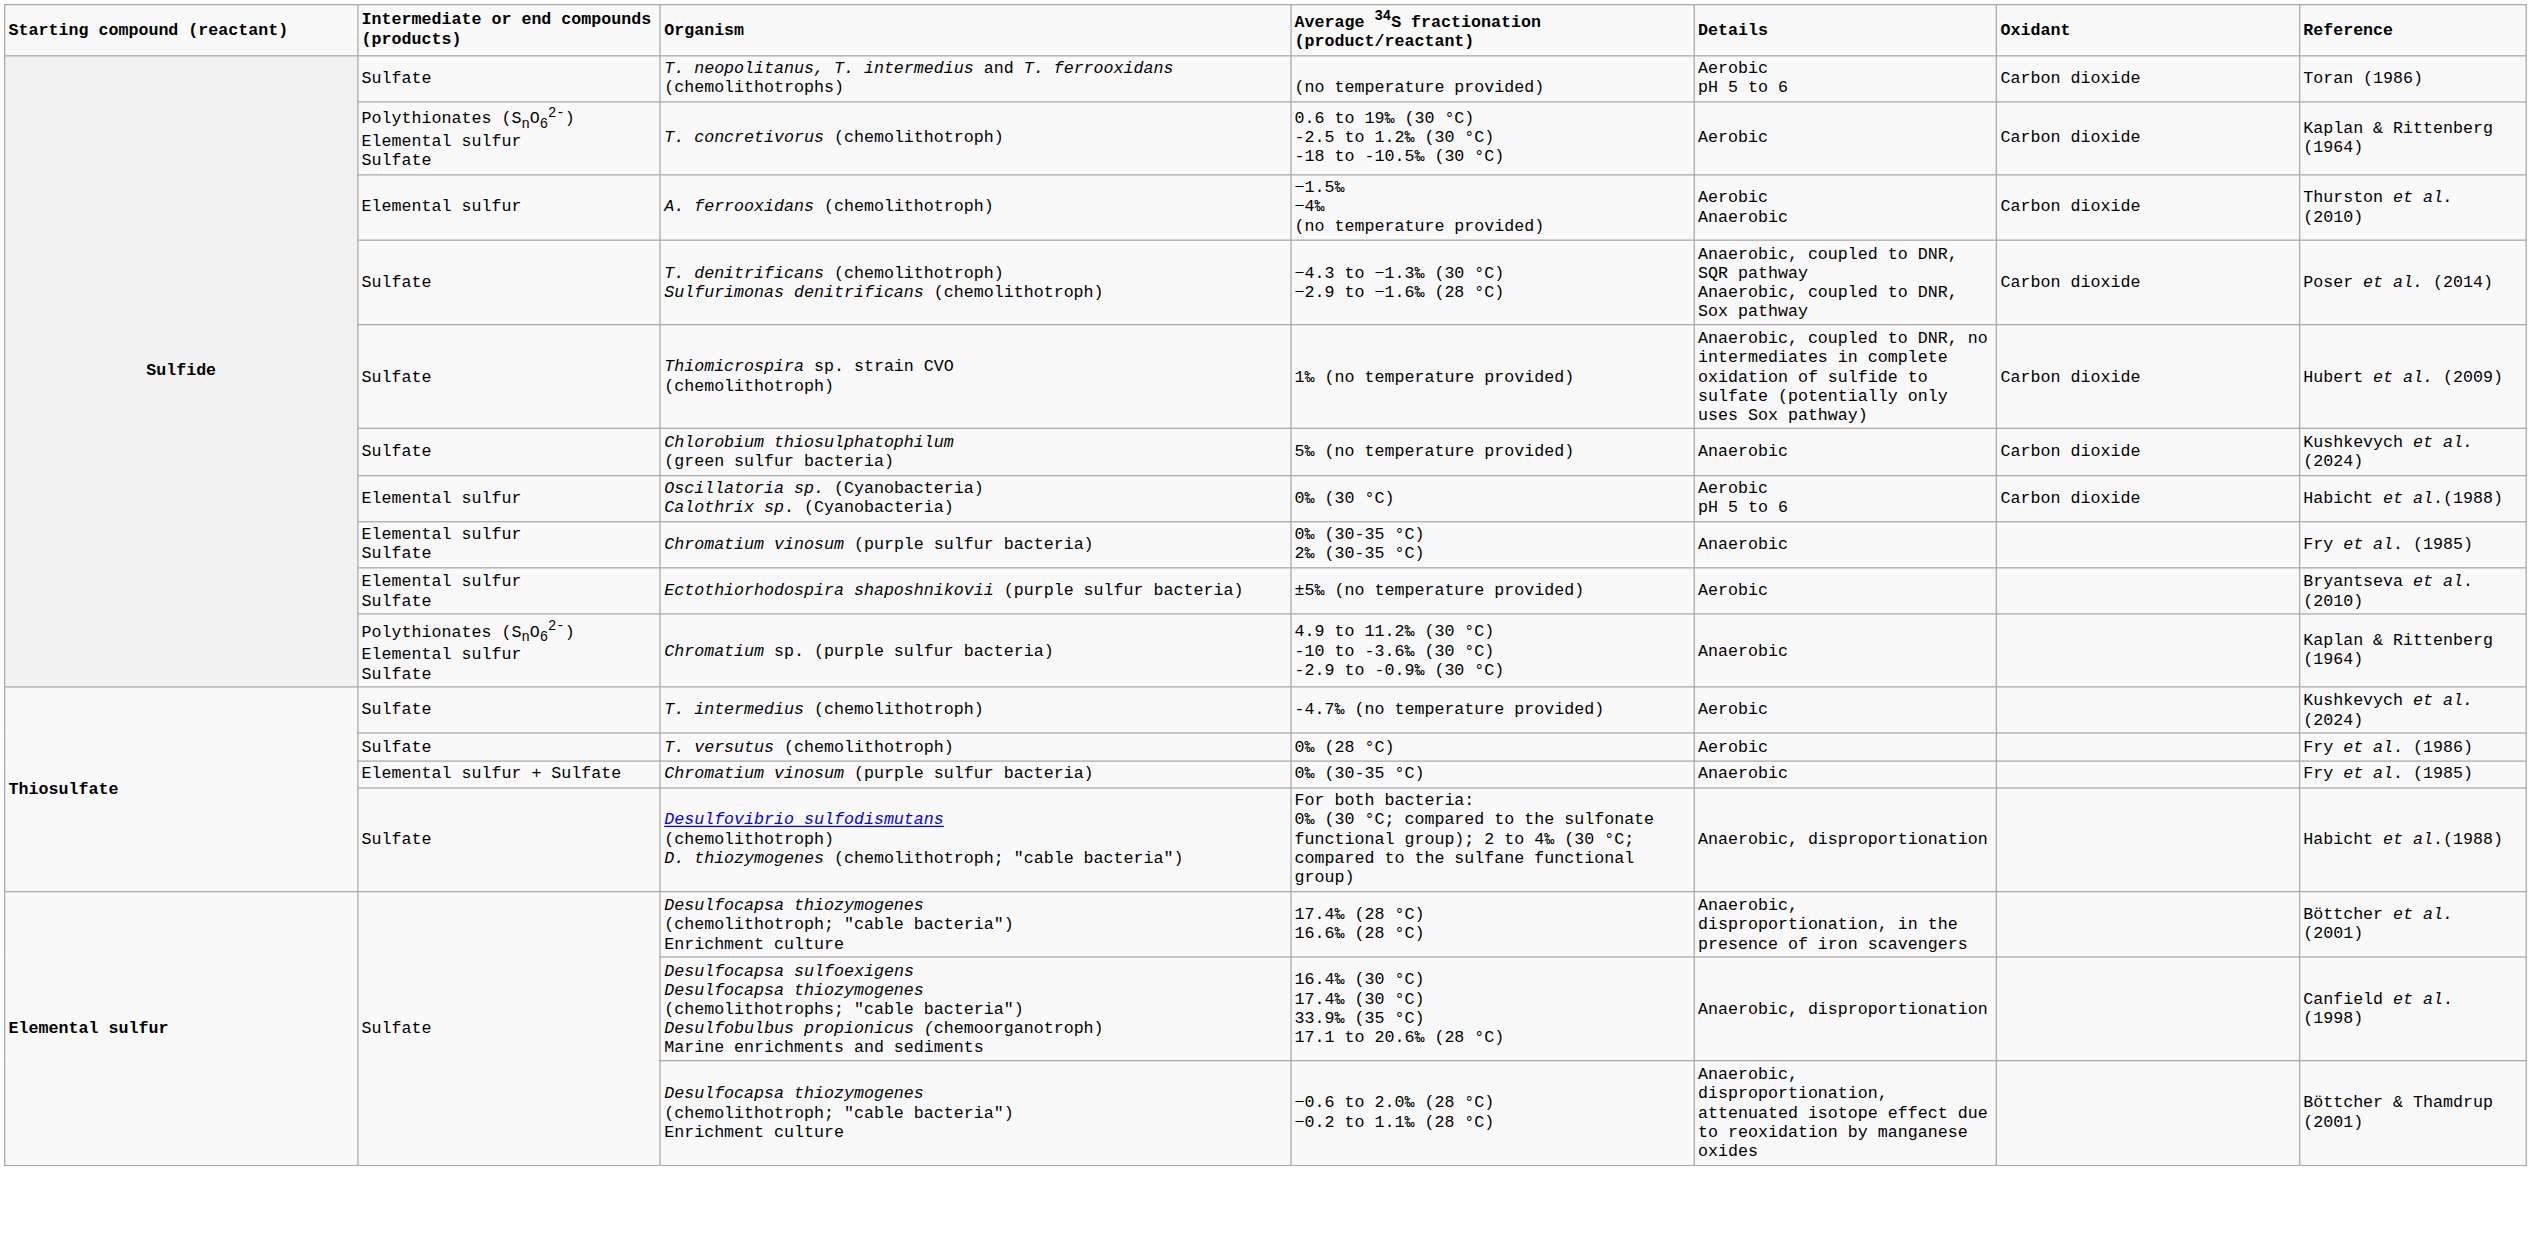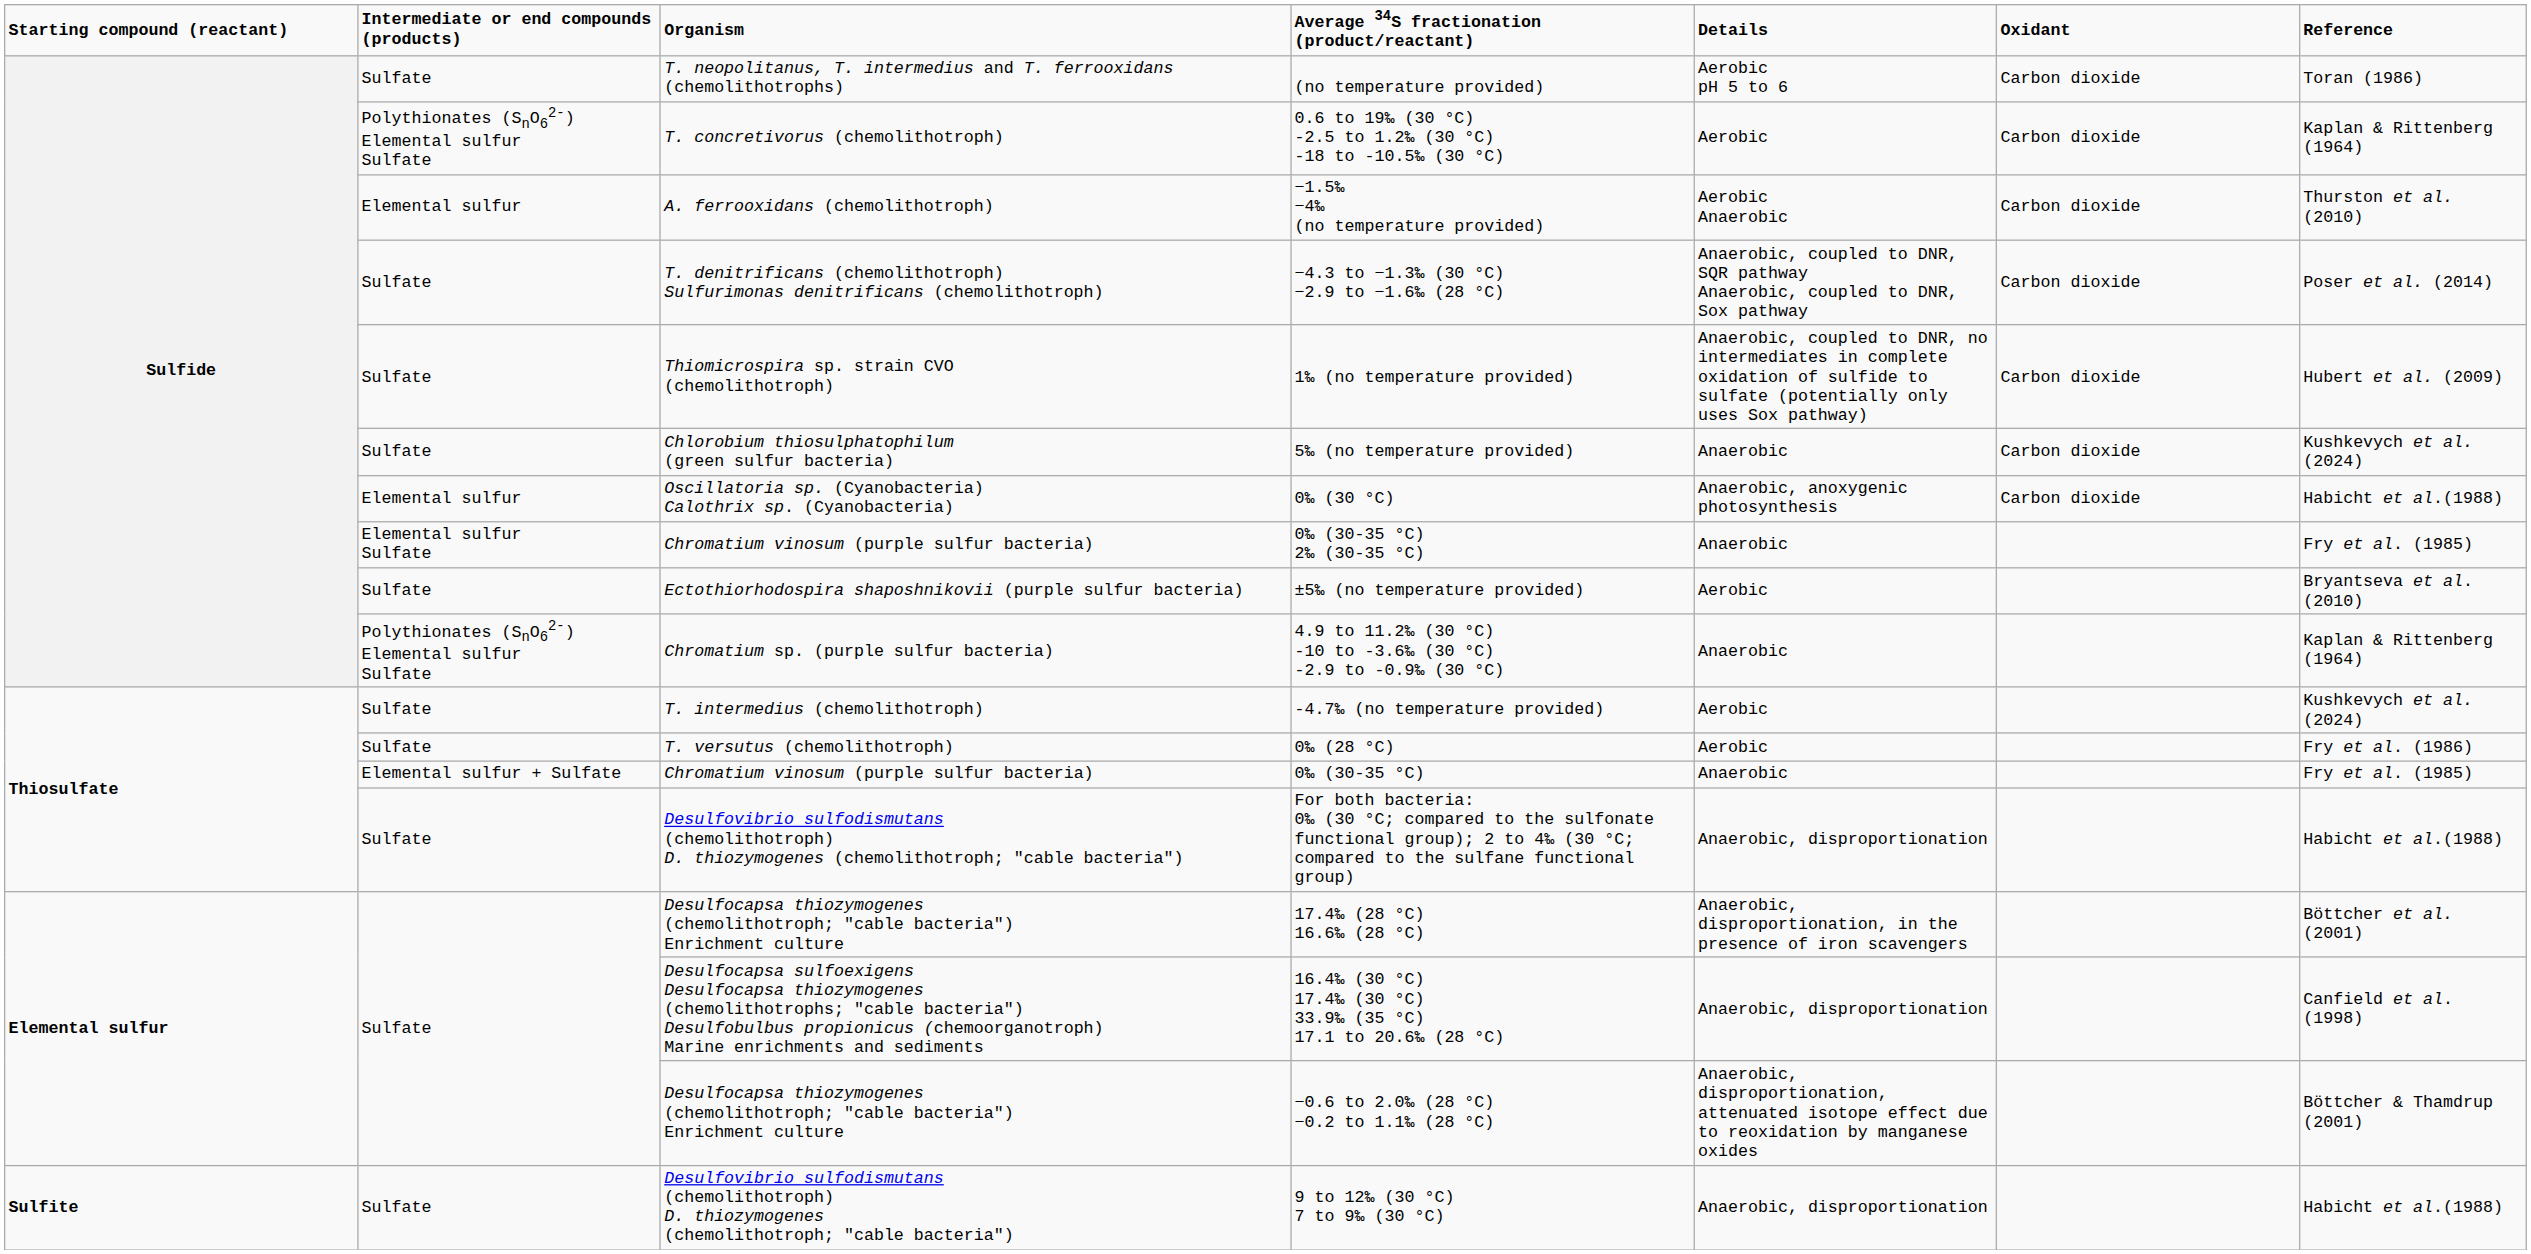(1743, 498) Aerobic pH 5 to 6 -> (1803, 498) Anaerobic, anoxygenic photosynthesis
(442, 591) Elemental sulfur Sulfate -> (397, 591) Sulfate
+ row: (1374, 1207)
